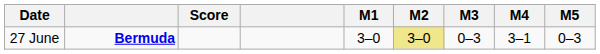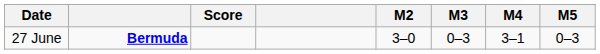- column: (369, 16)
(419, 38) khaki background -> (404, 38) no background
